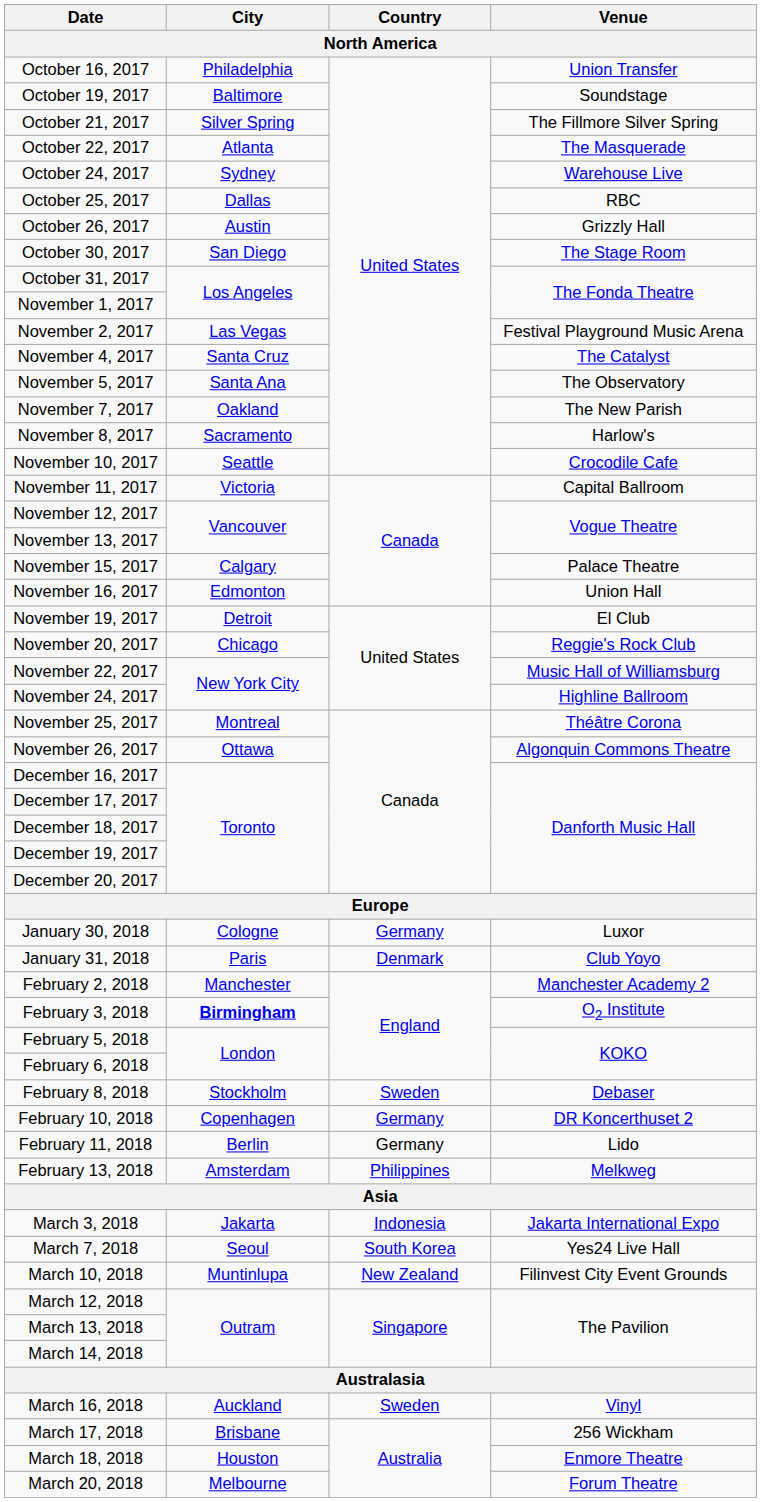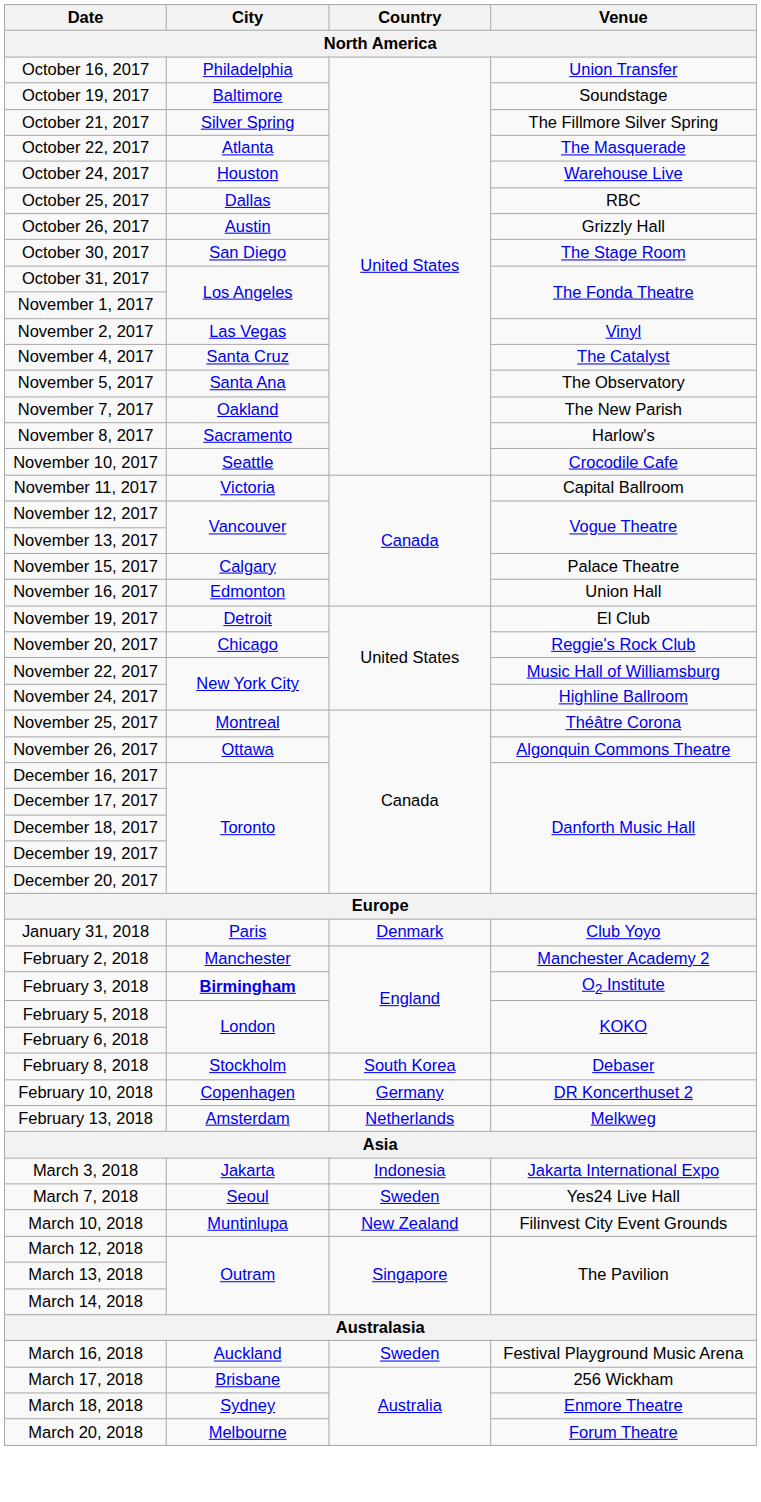(248, 174) Sydney -> (248, 174) Houston
(623, 331) Festival Playground Music Arena -> (623, 331) Vinyl
- row: (86, 932)
(410, 1092) Sweden -> (410, 1066) South Korea
- row: (86, 1144)
(410, 1170) Philippines -> (410, 1118) Netherlands
(410, 1249) South Korea -> (410, 1196) Sweden
(623, 1406) Vinyl -> (623, 1353) Festival Playground Music Arena
(248, 1458) Houston -> (248, 1406) Sydney
